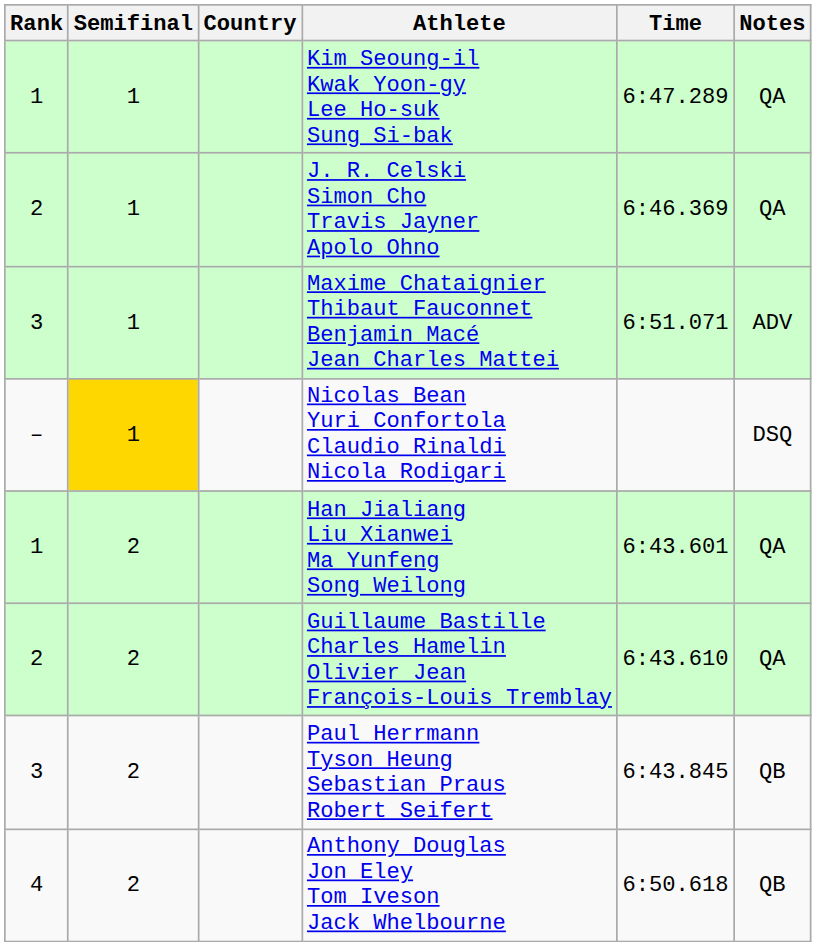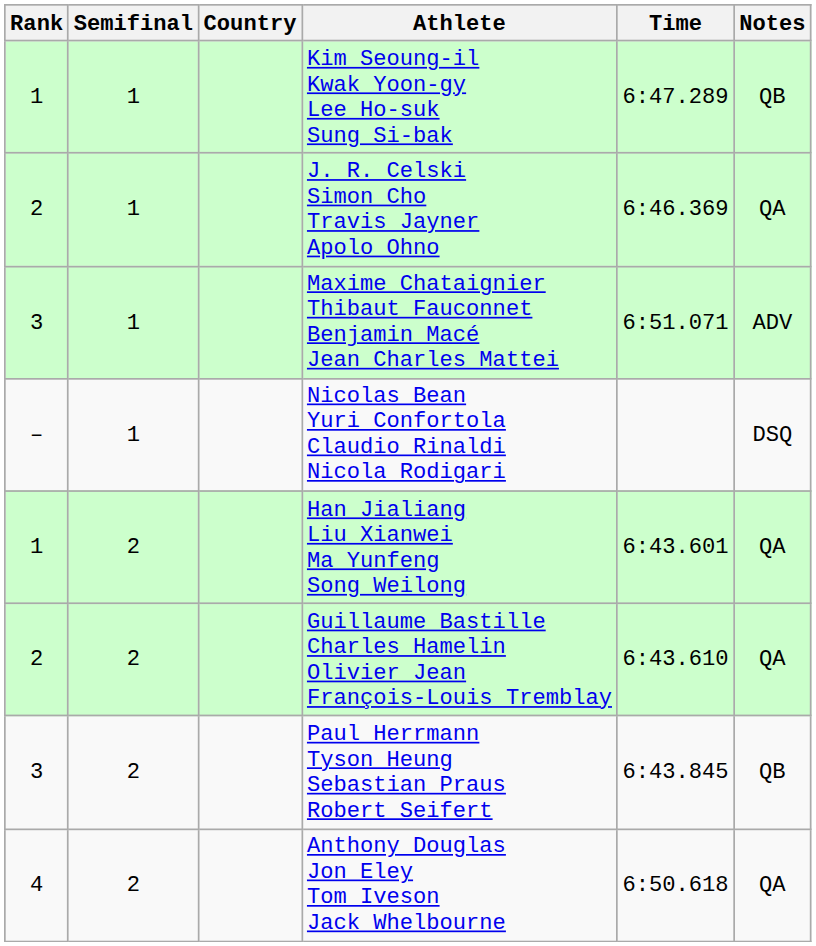(772, 97) QA -> (772, 97) QB
(133, 435) gold background -> (133, 435) no background
(772, 885) QB -> (772, 885) QA
